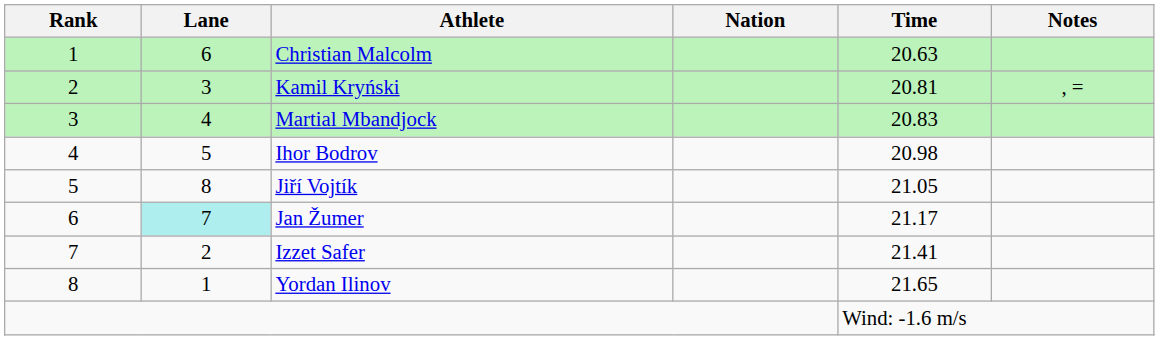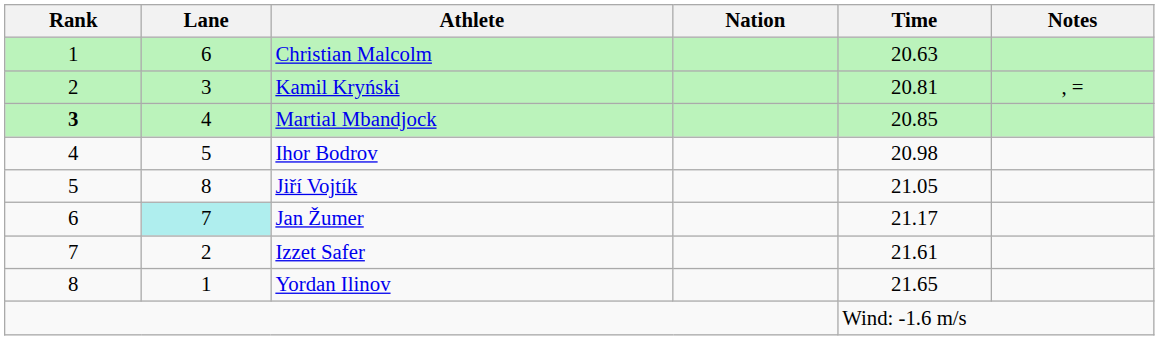(73, 119) normal -> (73, 119) bold
(914, 119) 20.83 -> (914, 119) 20.85
(914, 251) 21.41 -> (914, 251) 21.61
